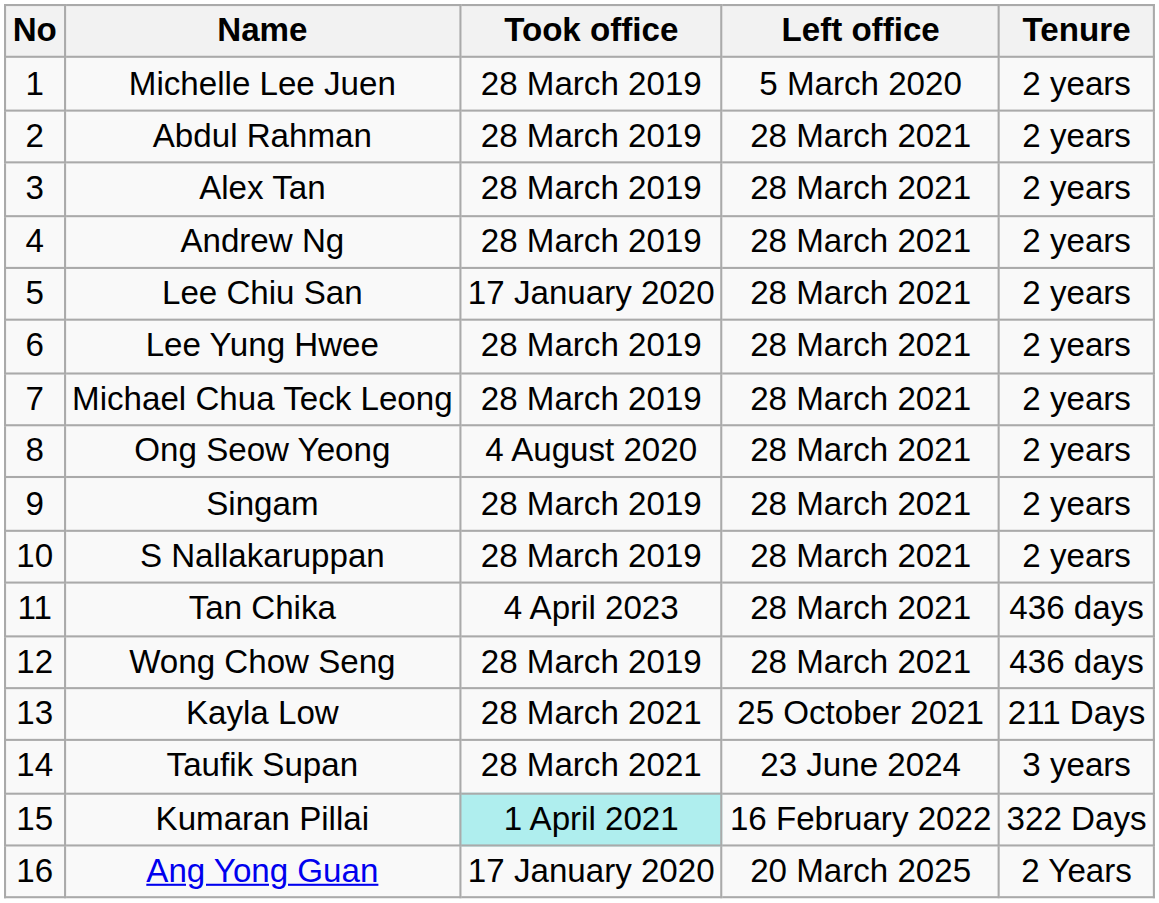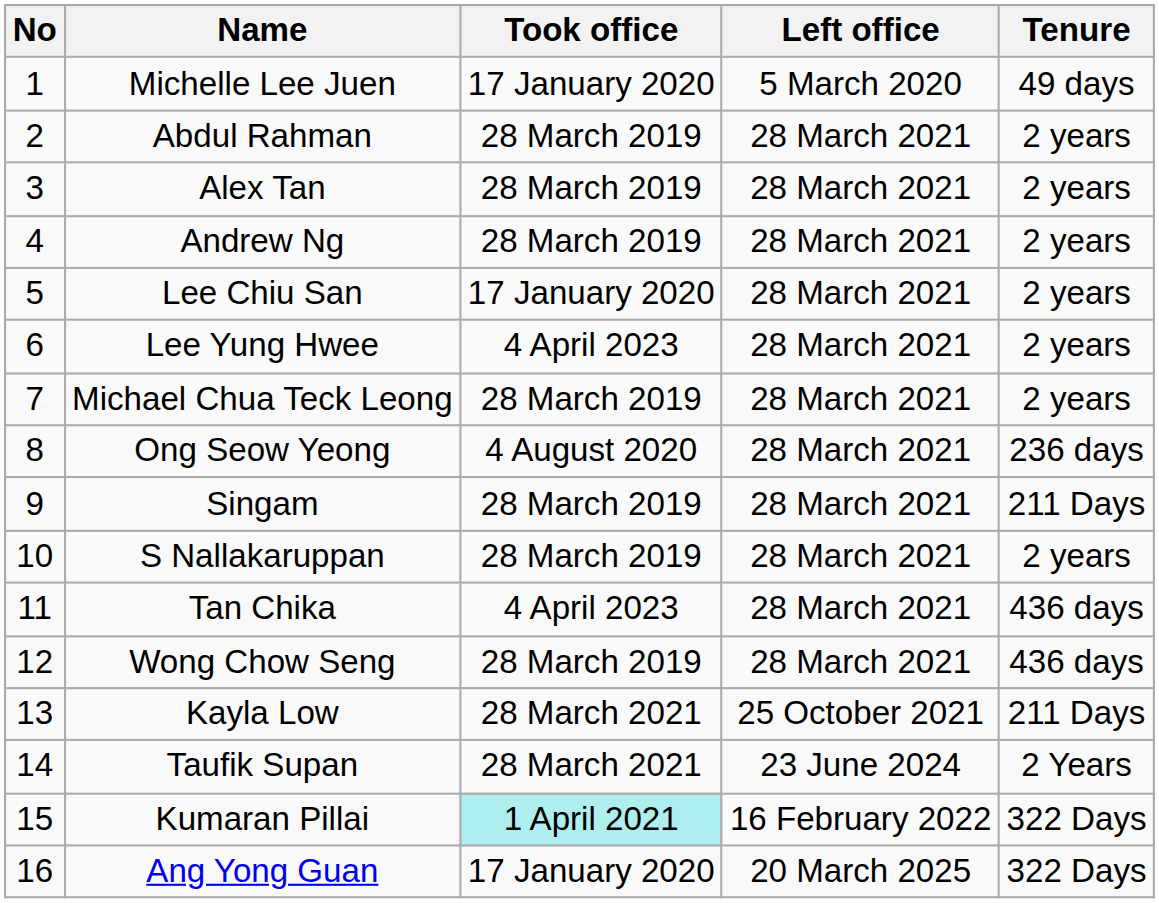(591, 83) 28 March 2019 -> (591, 83) 17 January 2020
(1077, 83) 2 years -> (1077, 83) 49 days
(591, 345) 28 March 2019 -> (591, 345) 4 April 2023
(1077, 450) 2 years -> (1077, 450) 236 days
(1077, 503) 2 years -> (1077, 503) 211 Days
(1077, 766) 3 years -> (1077, 766) 2 Years
(1077, 871) 2 Years -> (1077, 871) 322 Days
